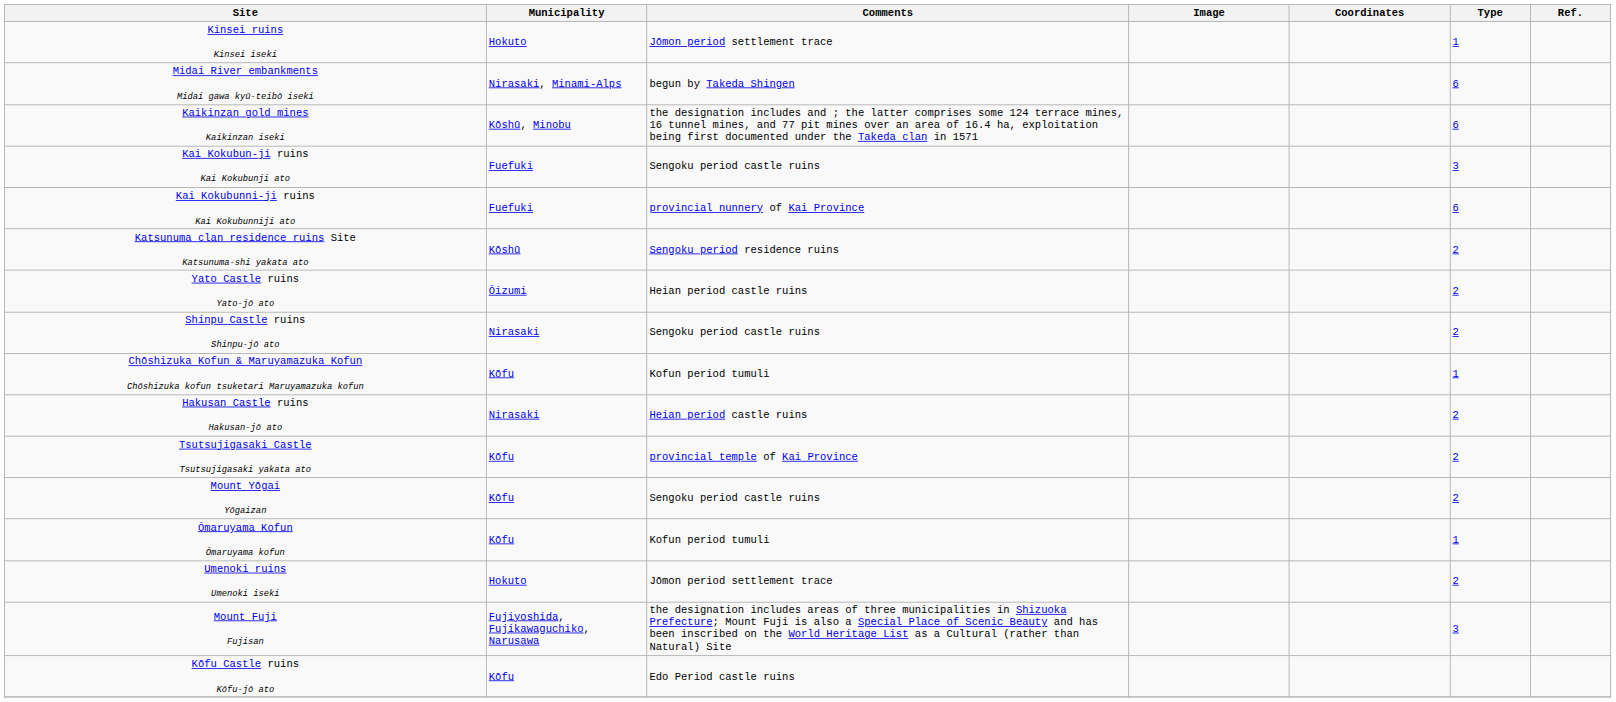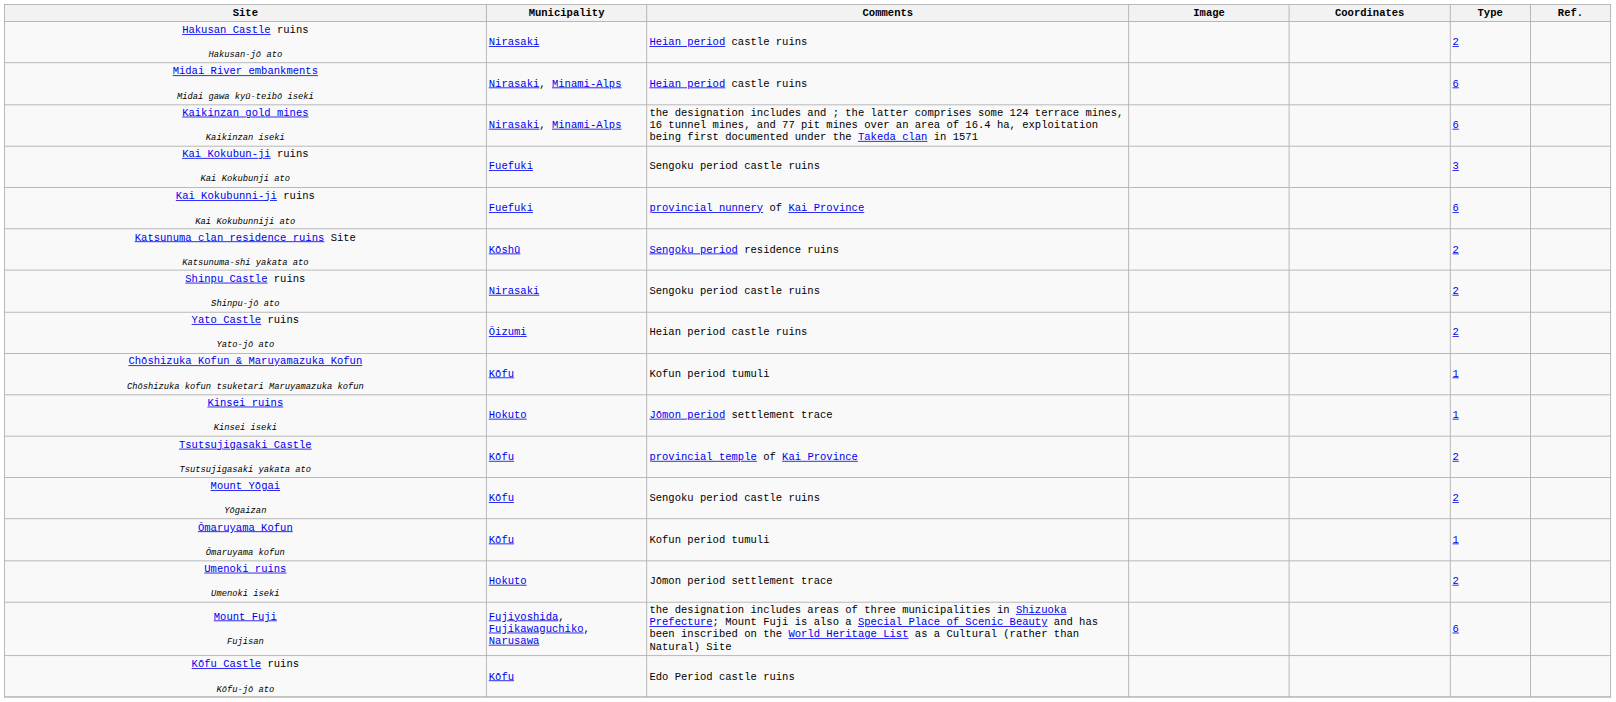rows swapped: (245, 42) <-> (245, 415)
(722, 84) begun by Takeda Shingen -> (728, 84) Heian period castle ruins
(530, 125) Kōshū, Minobu -> (555, 125) Nirasaki, Minami-Alps
rows swapped: (245, 332) <-> (245, 291)
(1456, 629) 3 -> (1456, 629) 6
